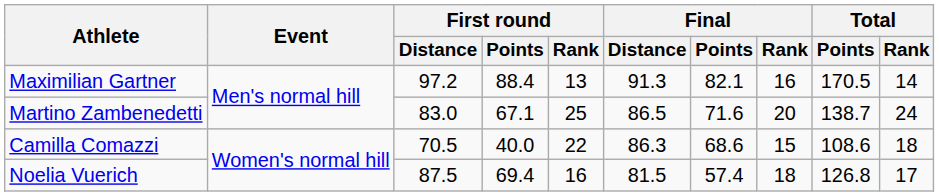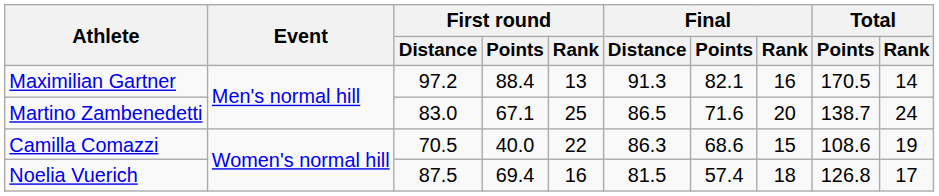(906, 145) 18 -> (906, 145) 19
